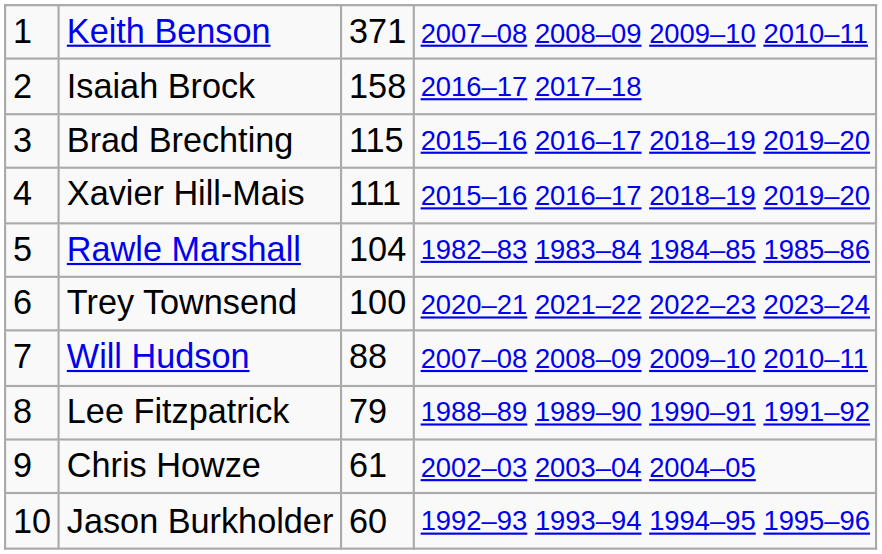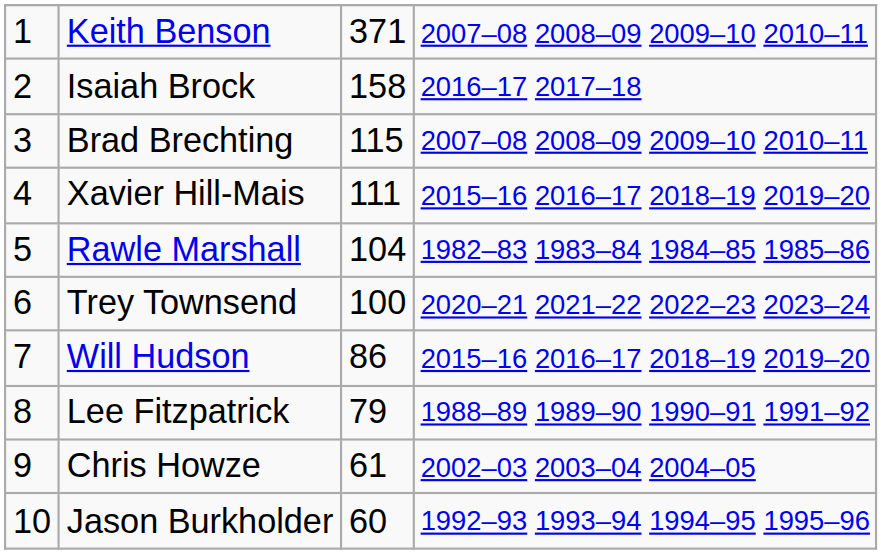(645, 141) 2015–16 2016–17 2018–19 2019–20 -> (644, 141) 2007–08 2008–09 2009–10 2010–11
(368, 357) 88 -> (368, 357) 86
(644, 358) 2007–08 2008–09 2009–10 2010–11 -> (645, 358) 2015–16 2016–17 2018–19 2019–20
